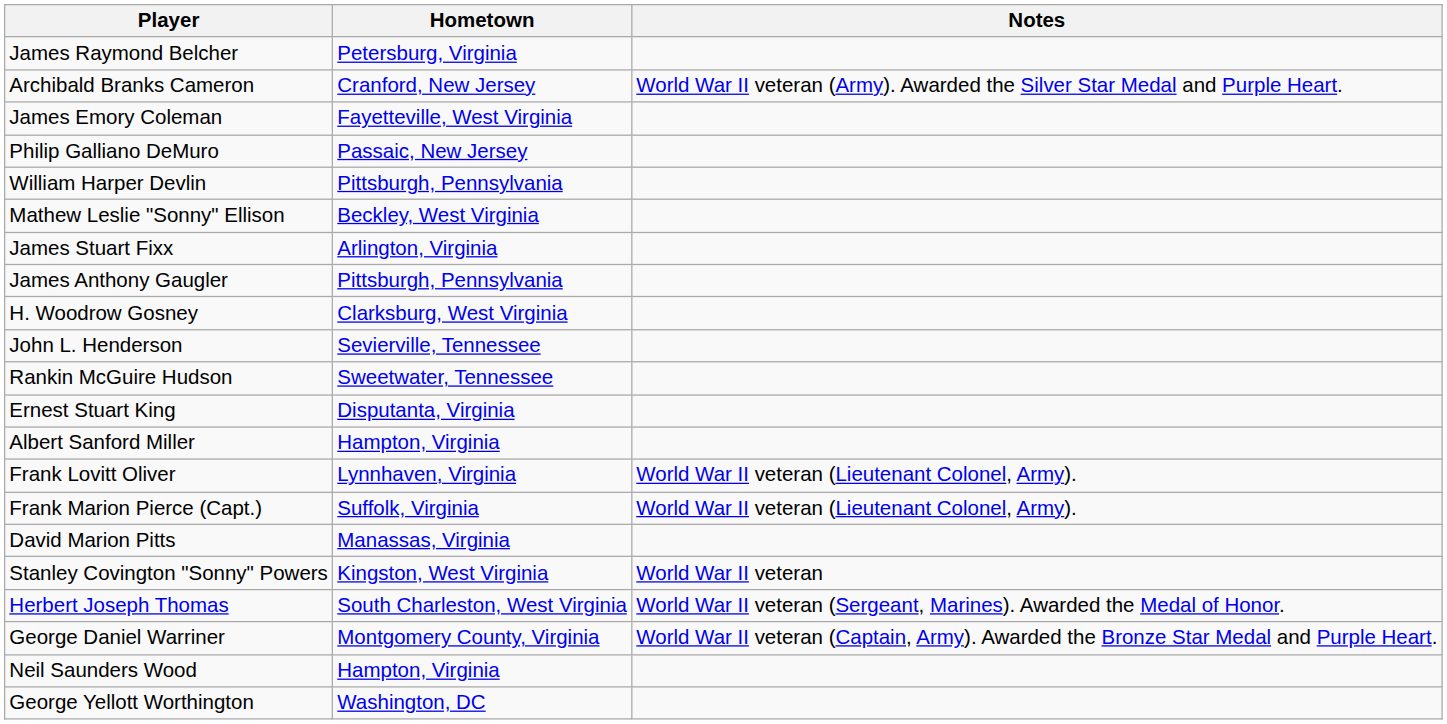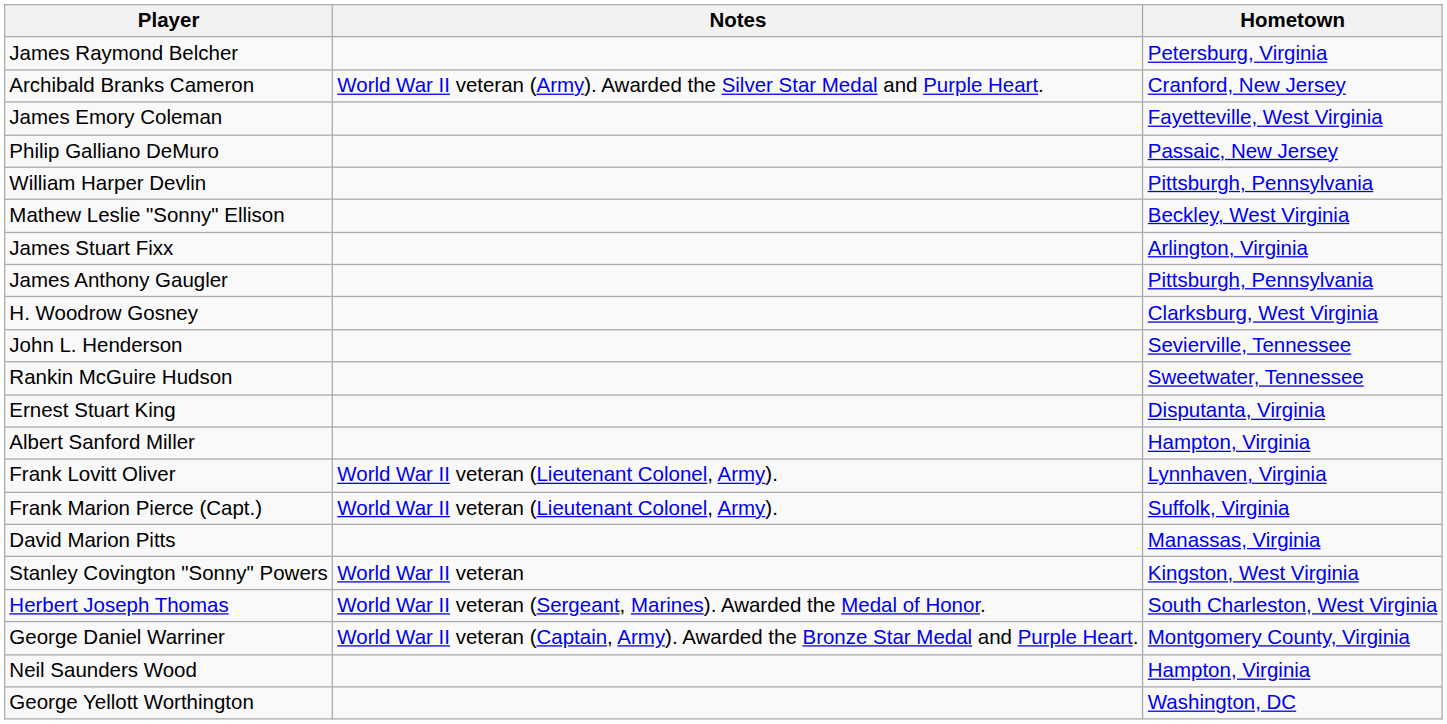columns swapped: (482, 20) <-> (1037, 20)
